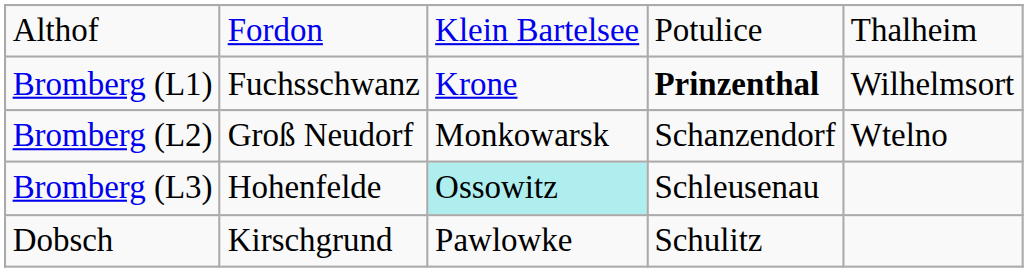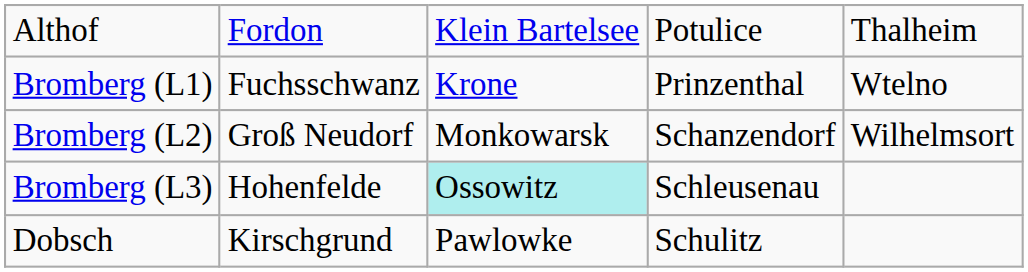(737, 82) bold -> (729, 82) normal
(933, 82) Wilhelmsort -> (899, 82) Wtelno
(899, 135) Wtelno -> (933, 135) Wilhelmsort
